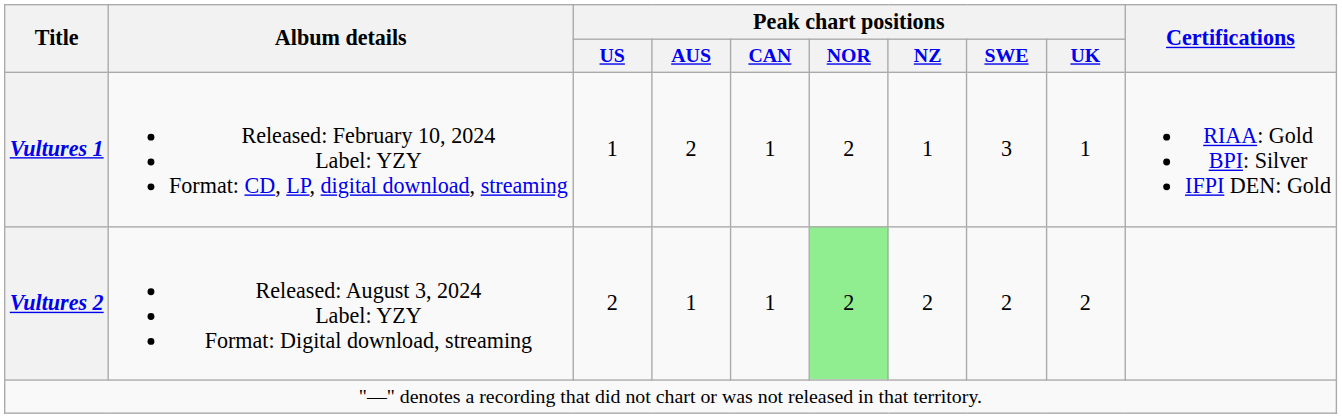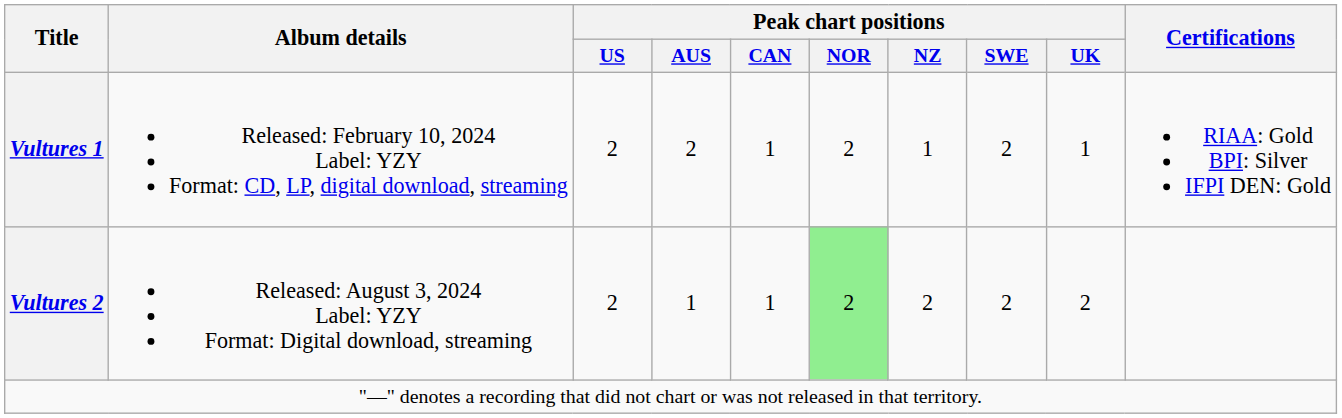(612, 149) 1 -> (612, 149) 2
(1006, 149) 3 -> (1006, 149) 2
